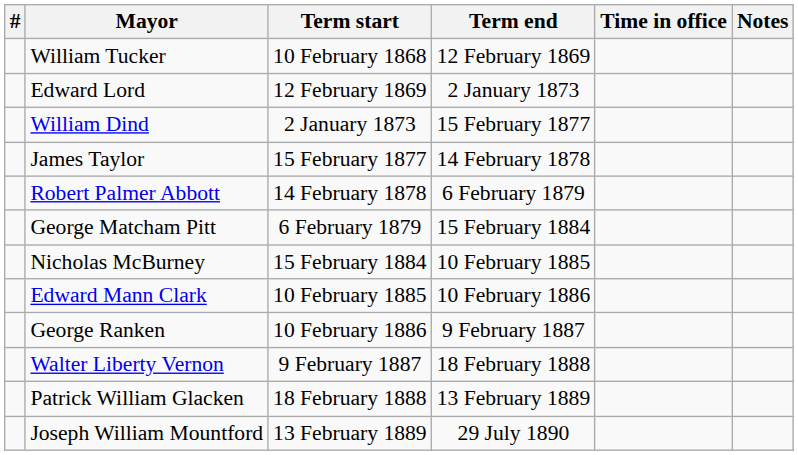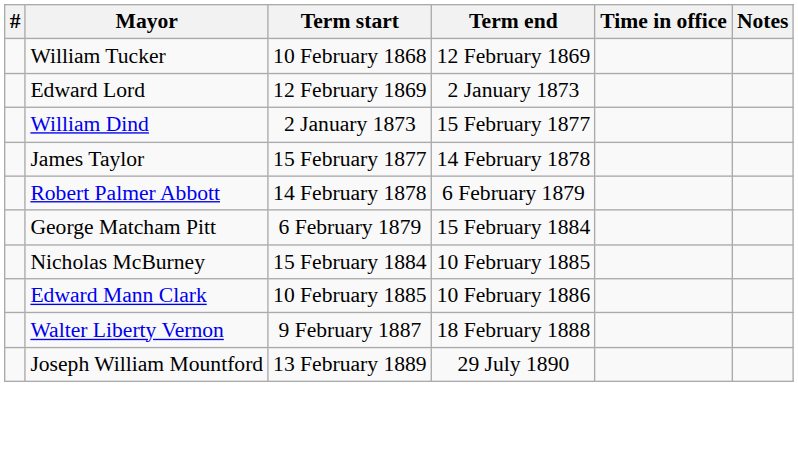- row: (98, 329)
- row: (137, 398)
